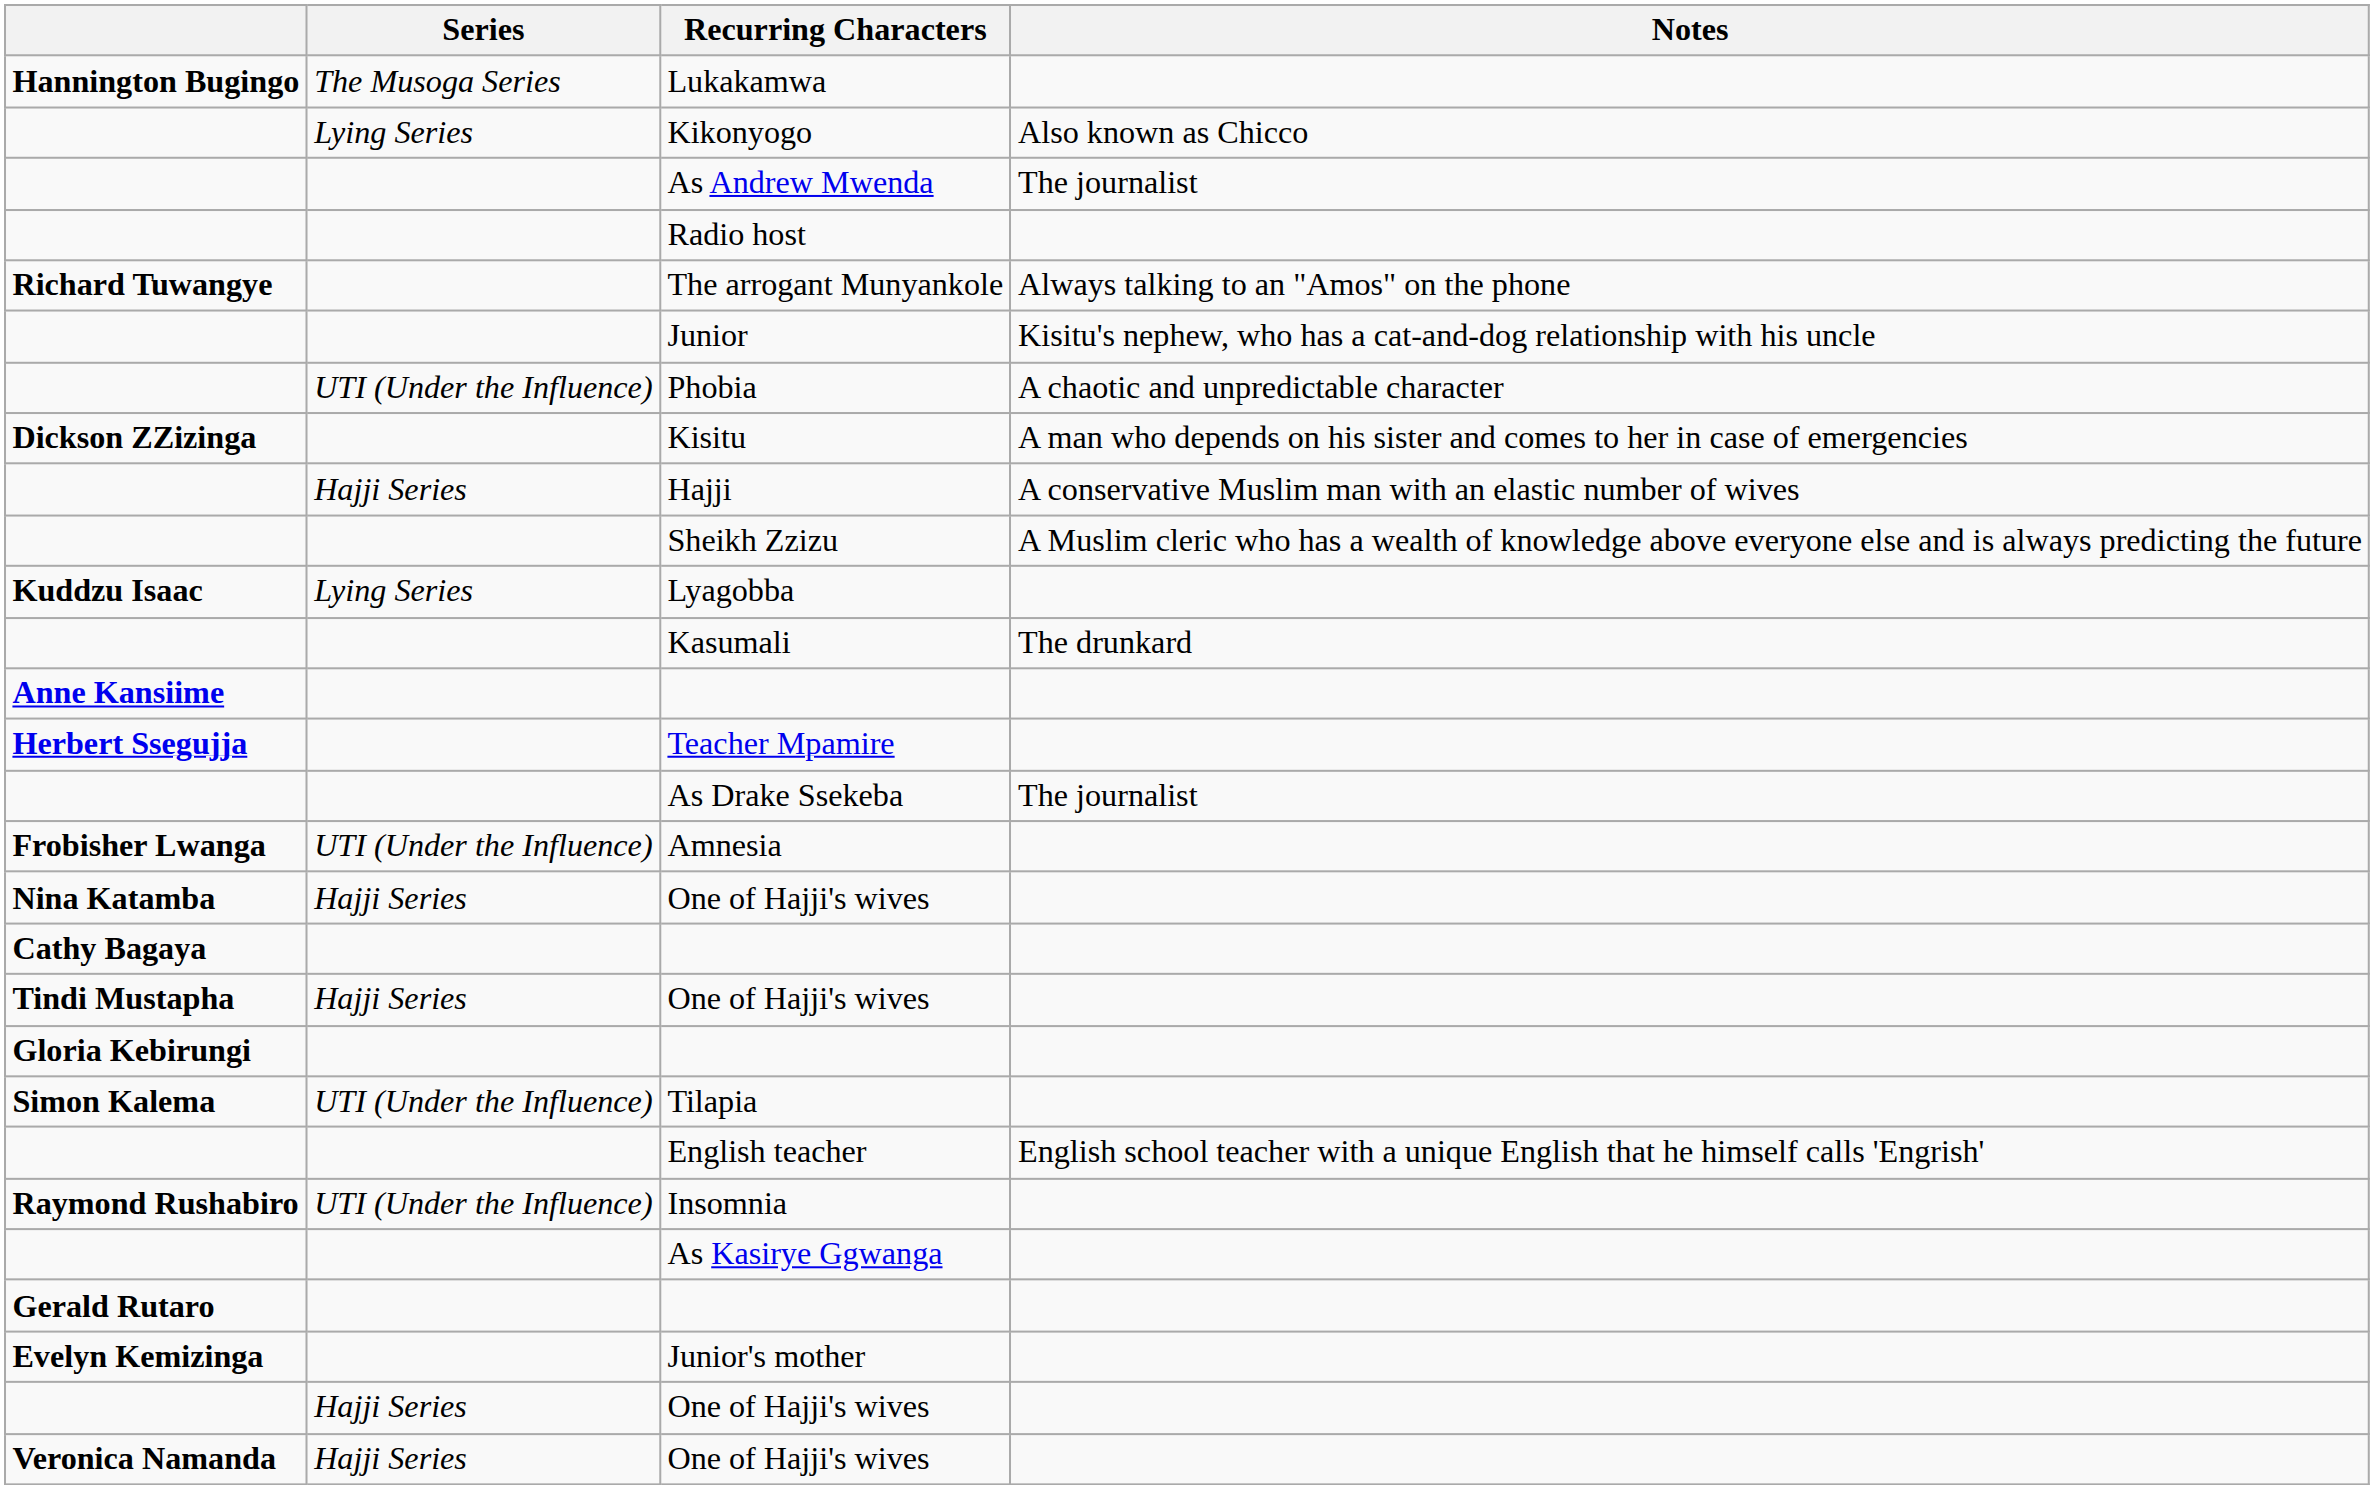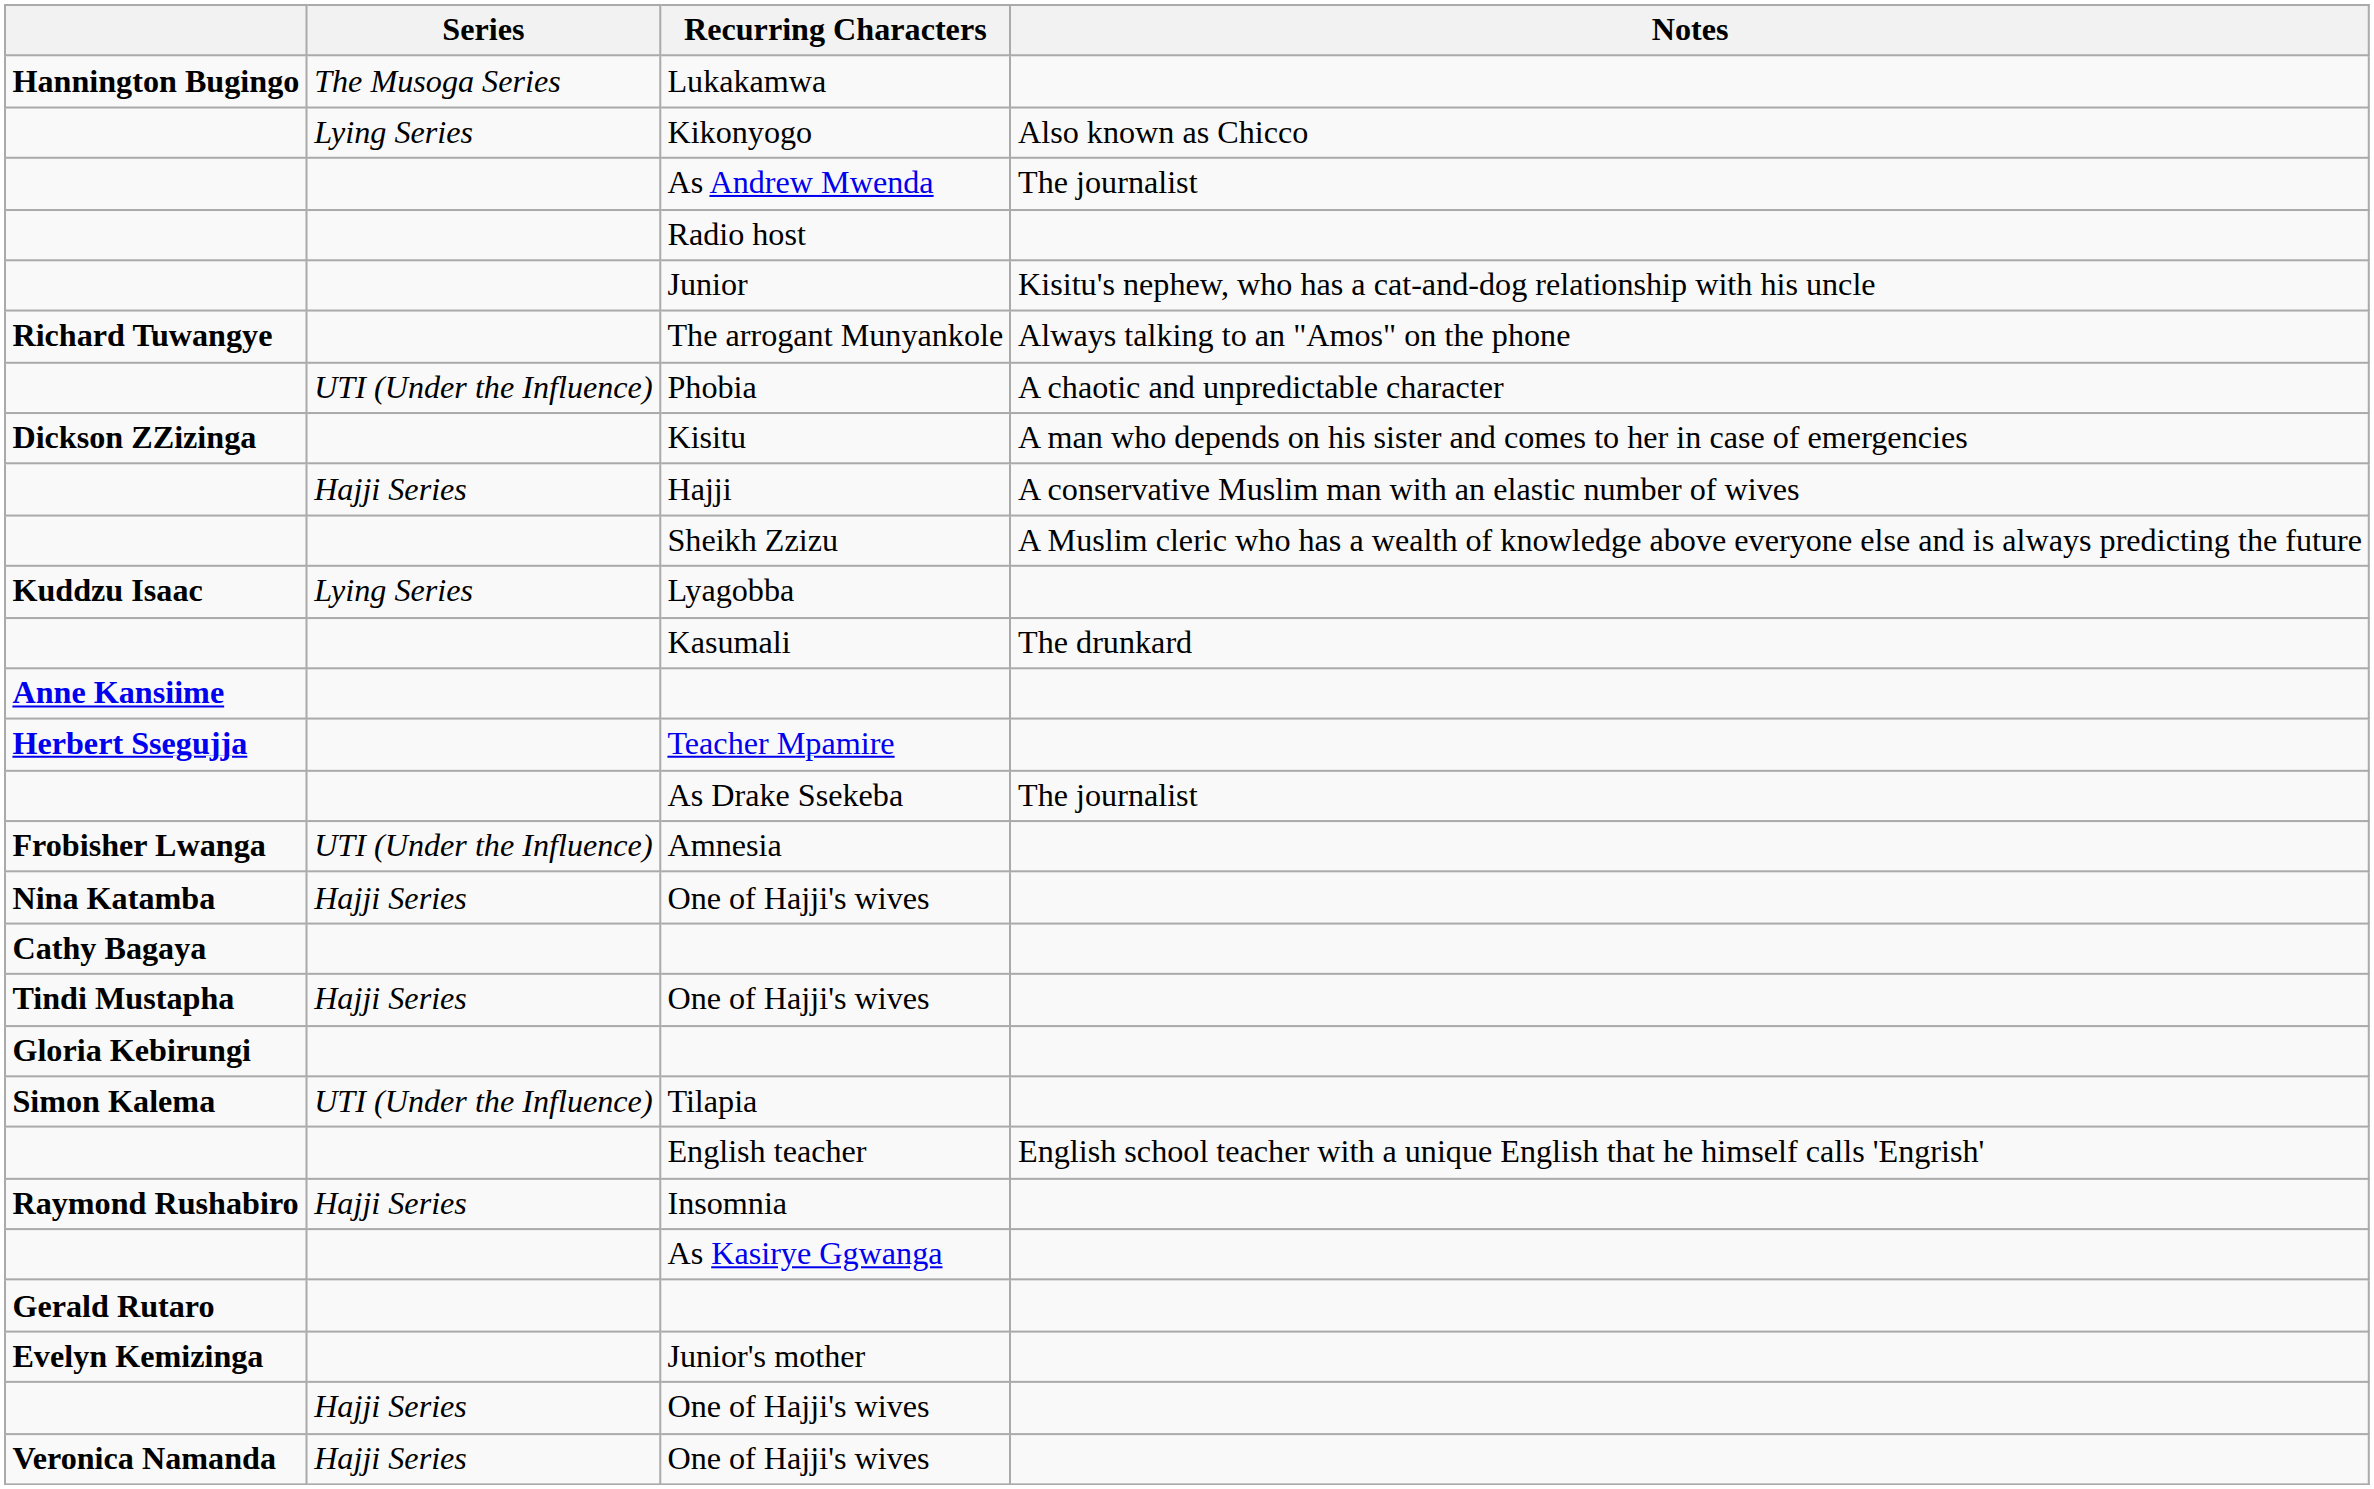rows swapped: (142, 285) <-> (156, 337)
(483, 1203) UTI (Under the Influence) -> (391, 1203) Hajji Series
